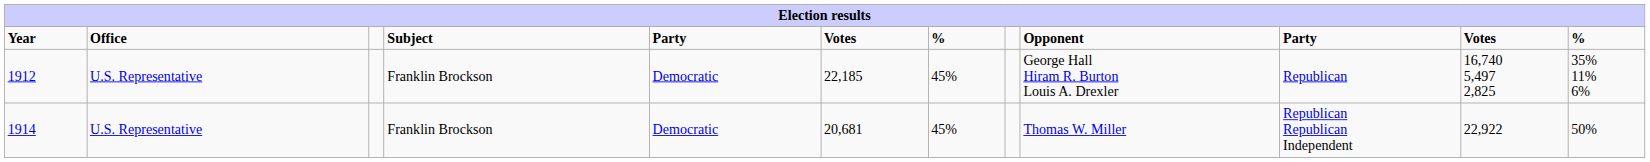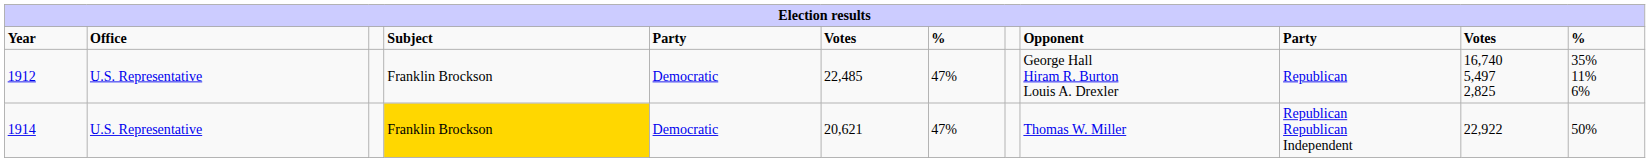(843, 76) 22,185 -> (843, 76) 22,485
(944, 76) 45% -> (944, 76) 47%
(440, 130) no background -> (440, 130) gold background
(843, 130) 20,681 -> (843, 130) 20,621
(944, 130) 45% -> (944, 130) 47%
